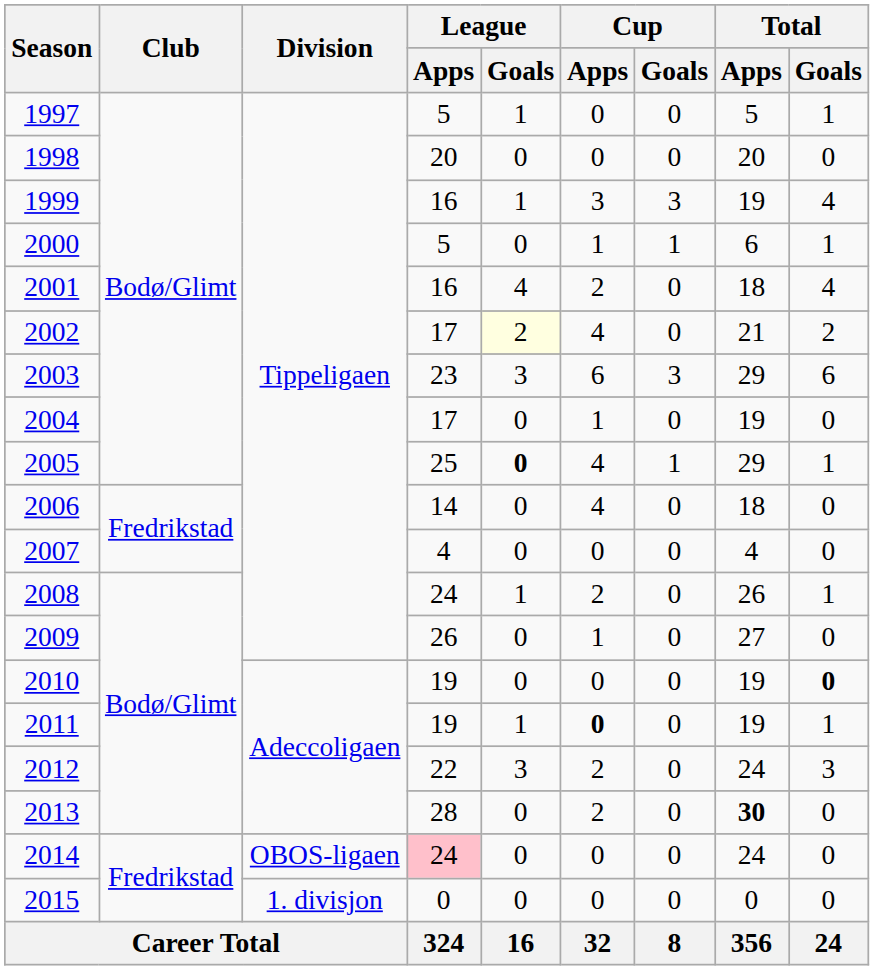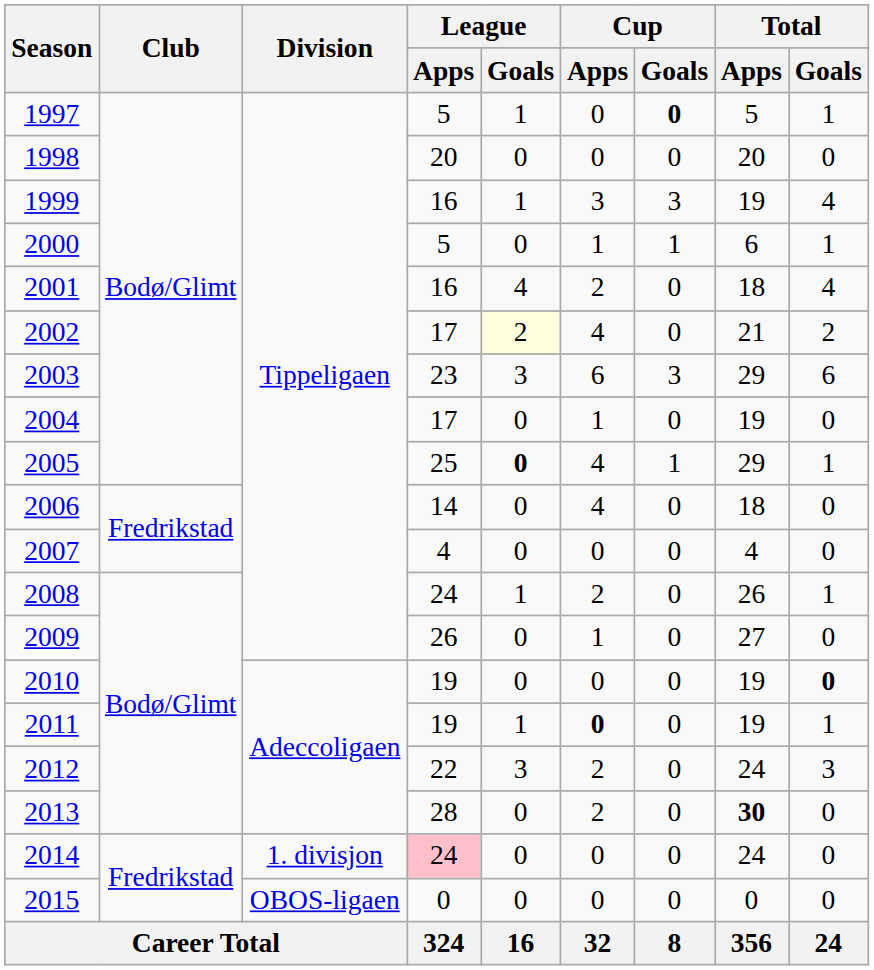(674, 113) normal -> (674, 113) bold
(325, 855) OBOS-ligaen -> (325, 855) 1. divisjon
(325, 899) 1. divisjon -> (325, 899) OBOS-ligaen
